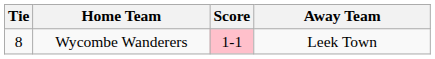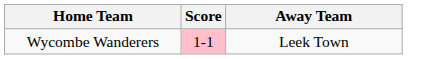- column: (19, 16)
